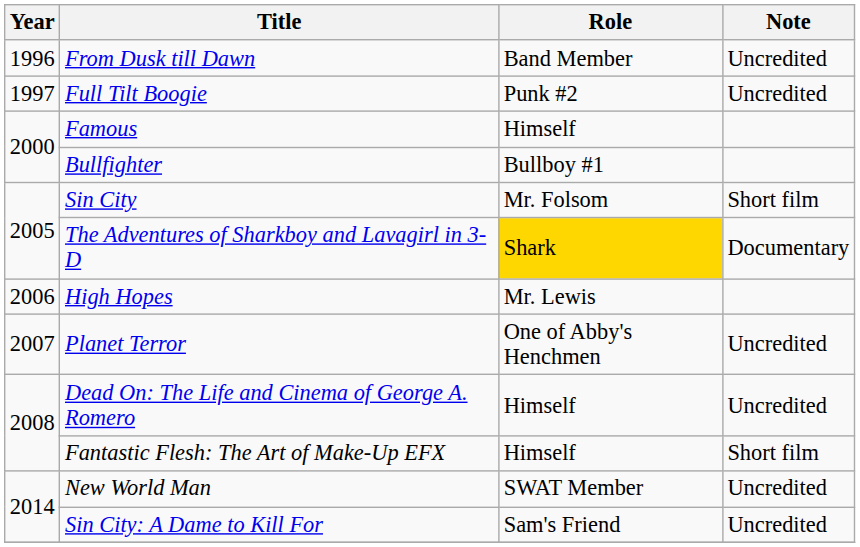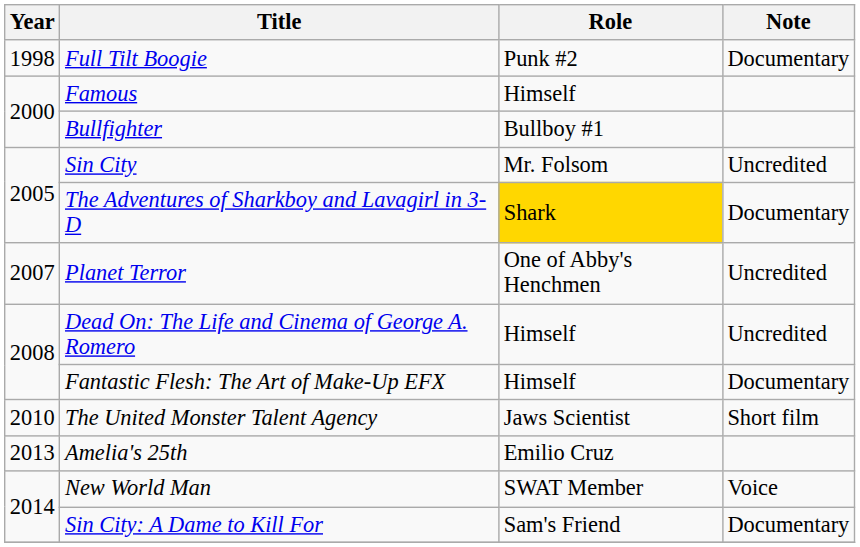- row: (160, 57)
(32, 93) 1997 -> (32, 57) 1998
(777, 93) Uncredited -> (788, 57) Documentary
(773, 199) Short film -> (777, 164) Uncredited
- row: (119, 296)
(773, 453) Short film -> (788, 382) Documentary
+ row: (221, 417)
+ row: (126, 453)
(777, 488) Uncredited -> (753, 488) Voice
(777, 524) Uncredited -> (788, 524) Documentary
